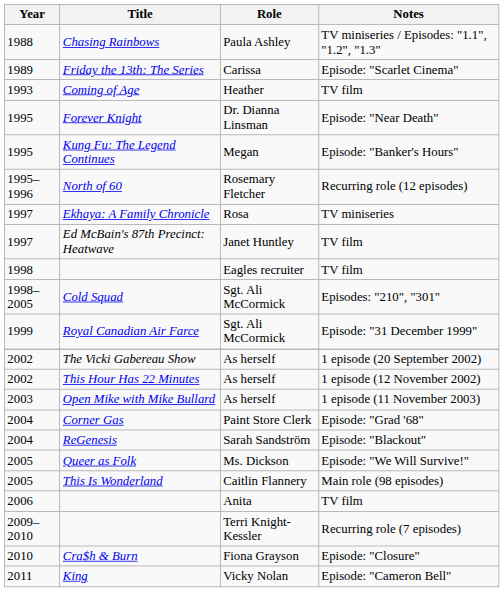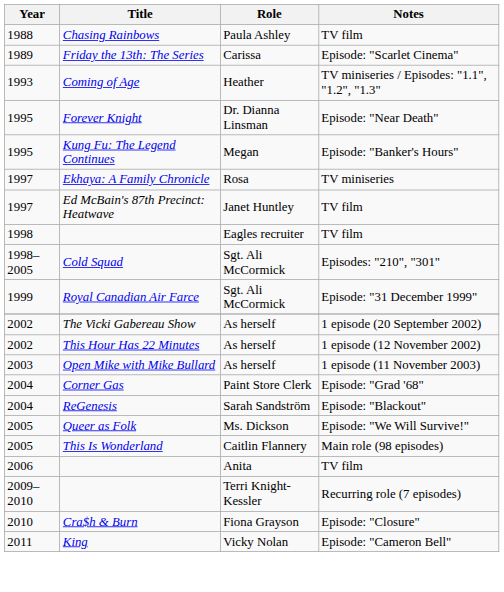(404, 42) TV miniseries / Episodes: "1.1", "1.2", "1.3" -> (342, 34) TV film
(342, 89) TV film -> (404, 82) TV miniseries / Episodes: "1.1", "1.2", "1.3"
- row: (92, 186)
